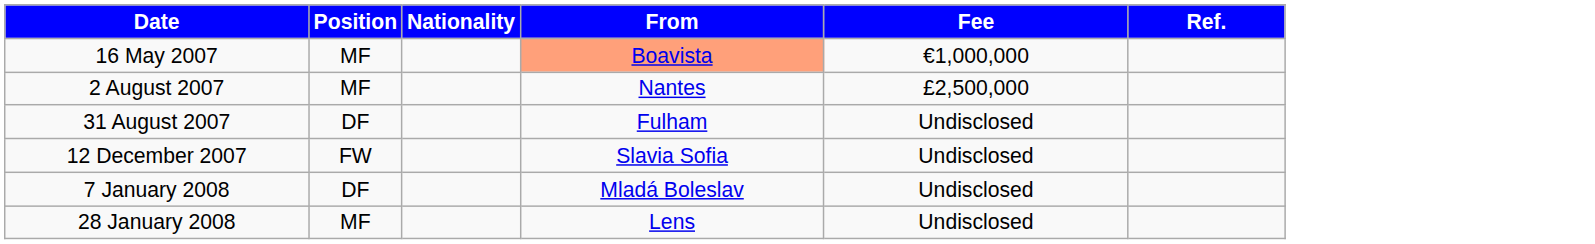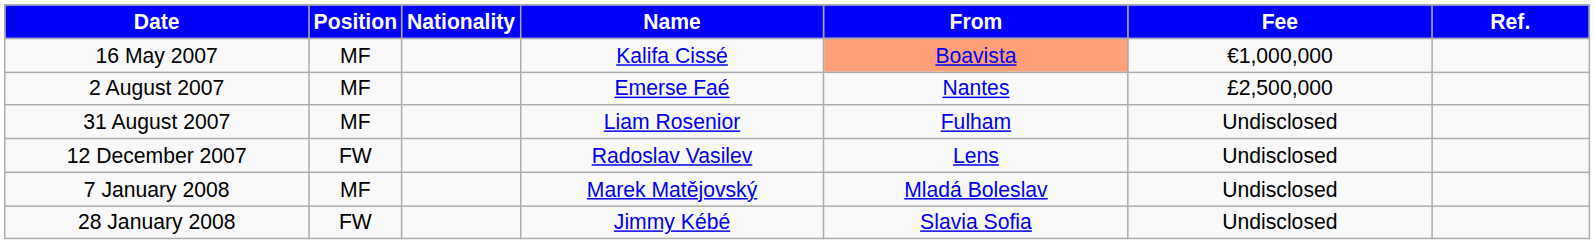+ column: (672, 22)
(355, 122) DF -> (355, 122) MF
(672, 156) Slavia Sofia -> (976, 156) Lens
(355, 189) DF -> (355, 189) MF
(355, 223) MF -> (355, 223) FW
(672, 223) Lens -> (976, 223) Slavia Sofia
